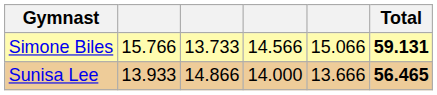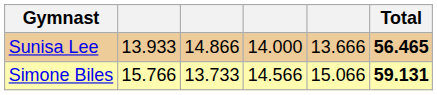rows swapped: (61, 47) <-> (54, 75)
